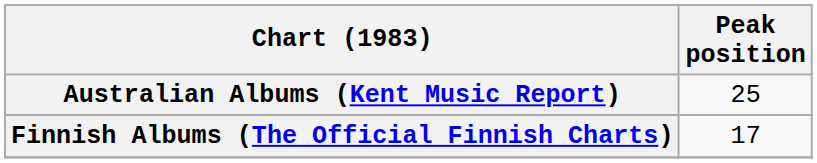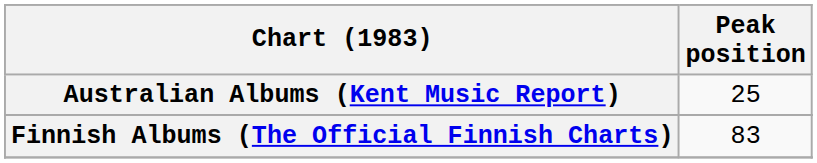(746, 136) 17 -> (746, 136) 83
